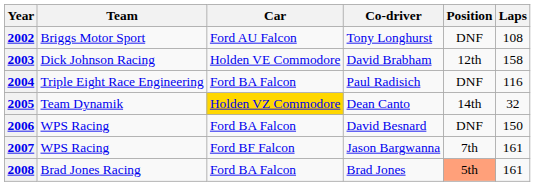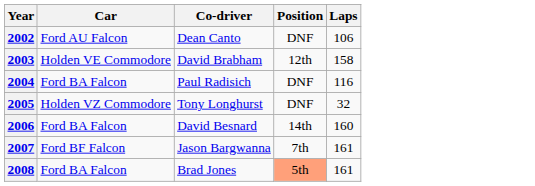- column: (122, 15)
(389, 37) Tony Longhurst -> (209, 37) Dean Canto
(513, 37) 108 -> (343, 37) 106
(275, 103) gold background -> (106, 103) no background
(378, 103) Dean Canto -> (220, 103) Tony Longhurst
(469, 103) 14th -> (300, 103) DNF
(469, 125) DNF -> (300, 125) 14th
(513, 125) 150 -> (343, 125) 160
